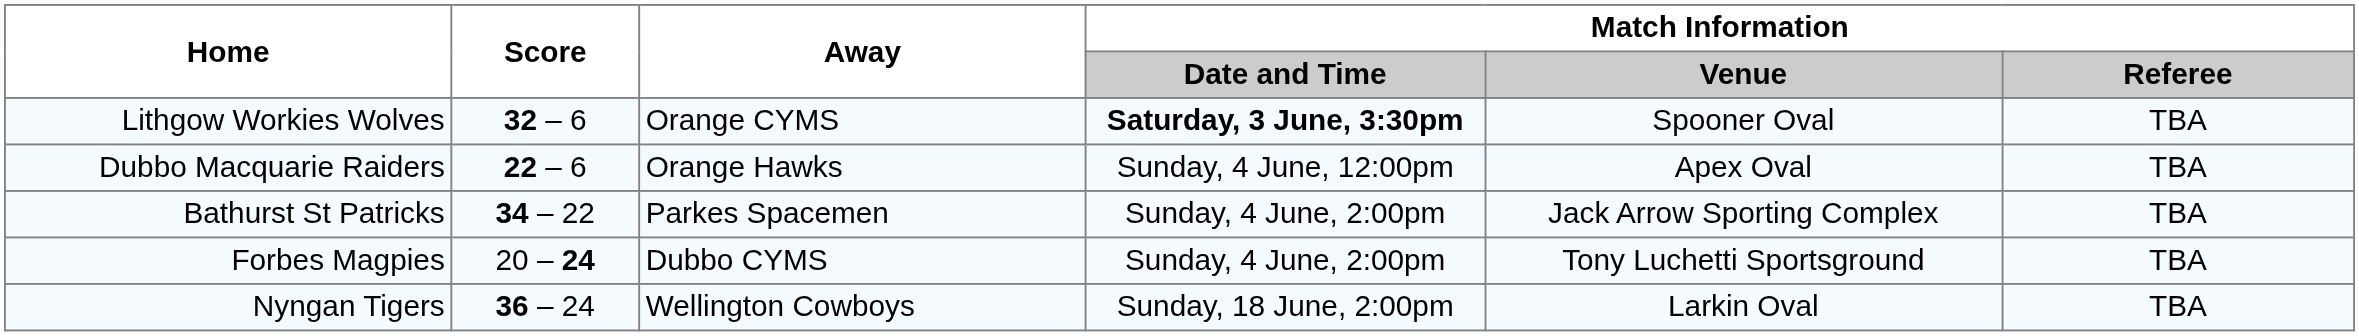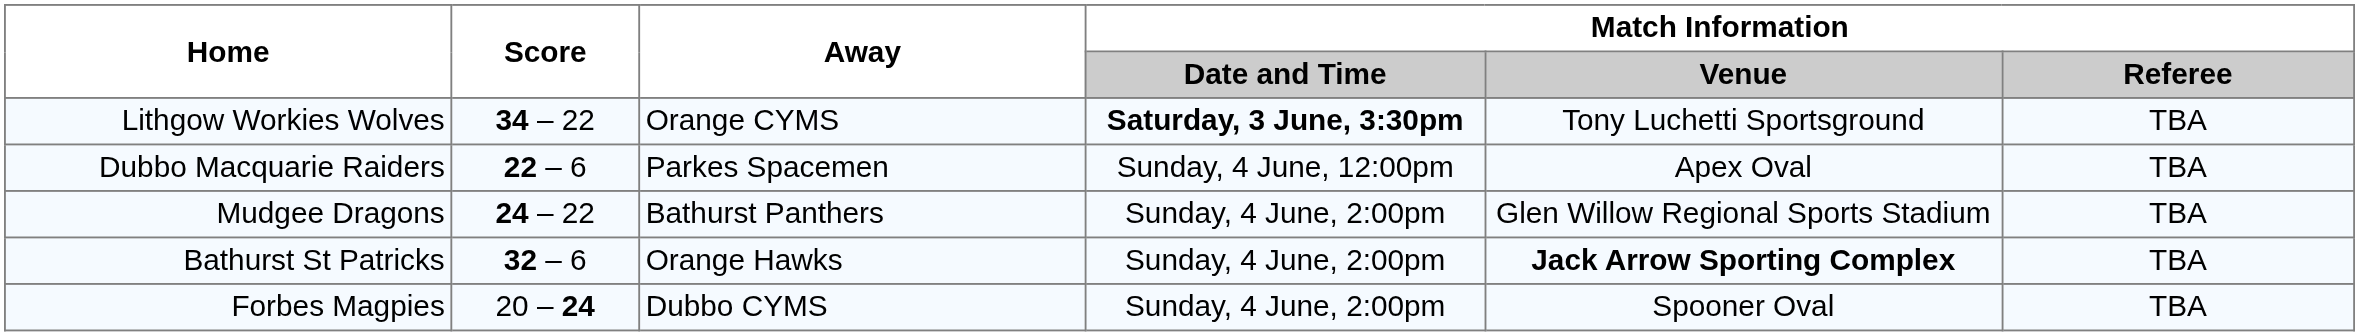(545, 120) 32 – 6 -> (545, 120) 34 – 22
(1743, 120) Spooner Oval -> (1743, 120) Tony Luchetti Sportsground
(744, 167) Orange Hawks -> (767, 167) Parkes Spacemen
+ row: (331, 213)
(545, 213) 34 – 22 -> (545, 260) 32 – 6
(767, 213) Parkes Spacemen -> (744, 260) Orange Hawks
(1743, 213) normal -> (1743, 260) bold
(1743, 260) Tony Luchetti Sportsground -> (1743, 306) Spooner Oval
- row: (349, 306)
